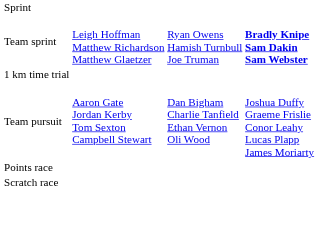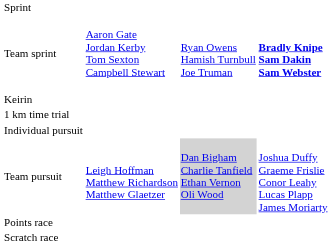(118, 47) Leigh Hoffman Matthew Richardson Matthew Glaetzer -> (125, 53) Aaron Gate Jordan Kerby Tom Sexton Campbell Stewart
+ row: (18, 99)
+ row: (43, 130)
(112, 121) Aaron Gate Jordan Kerby Tom Sexton Campbell Stewart -> (132, 182) Leigh Hoffman Matthew Richardson Matthew Glaetzer
(203, 121) no background -> (217, 176) lightgrey background
